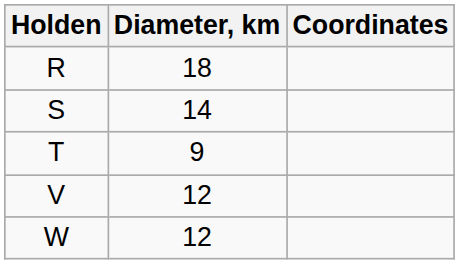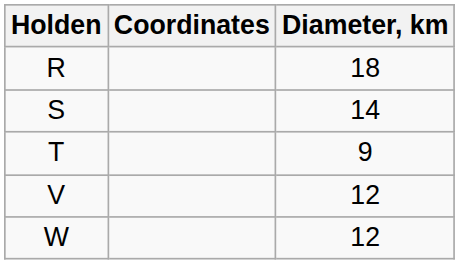columns swapped: (370, 25) <-> (197, 25)
